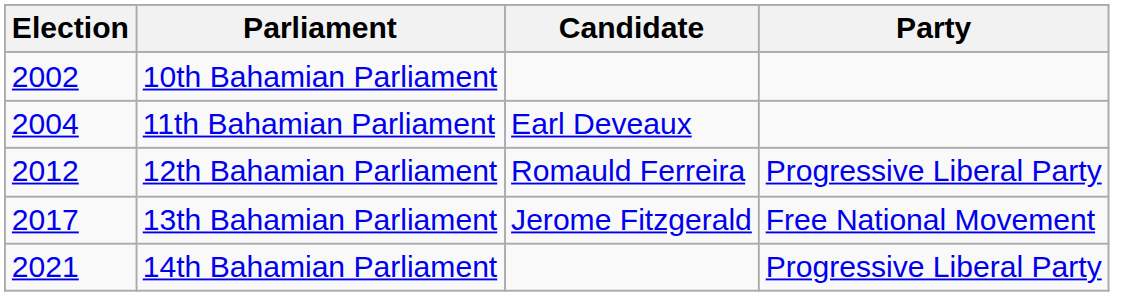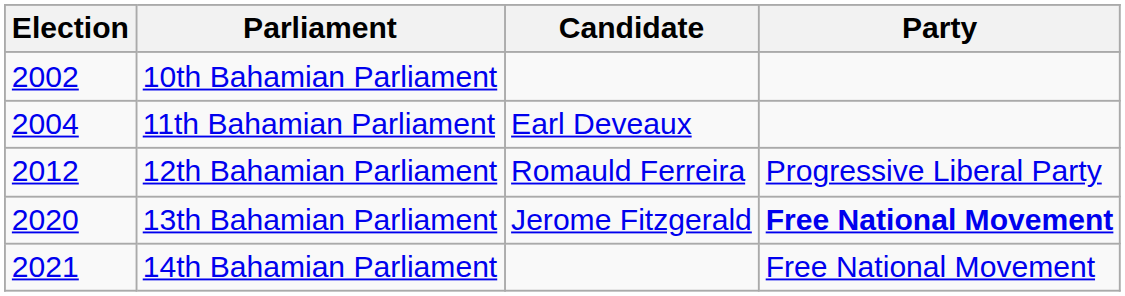(45, 219) 2017 -> (45, 219) 2020
(930, 219) normal -> (940, 219) bold
(934, 266) Progressive Liberal Party -> (930, 266) Free National Movement
